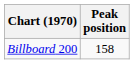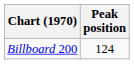(105, 48) 158 -> (105, 48) 124
